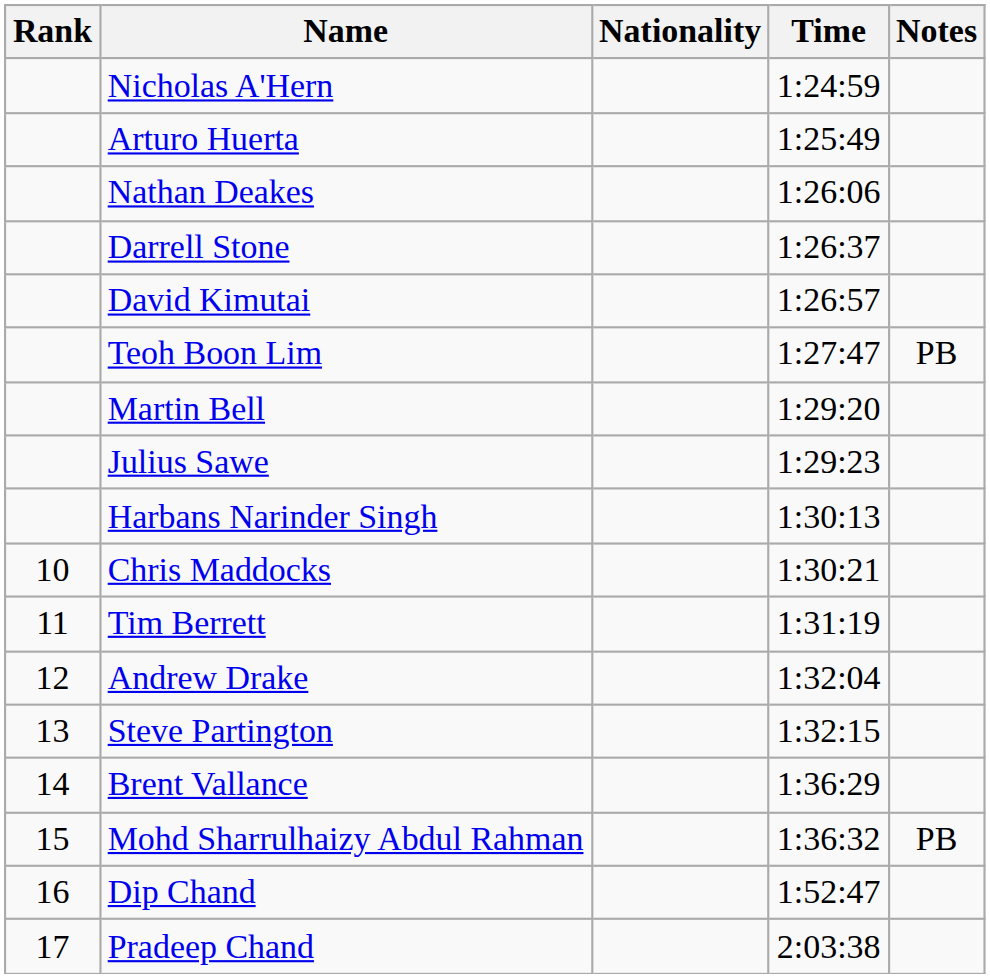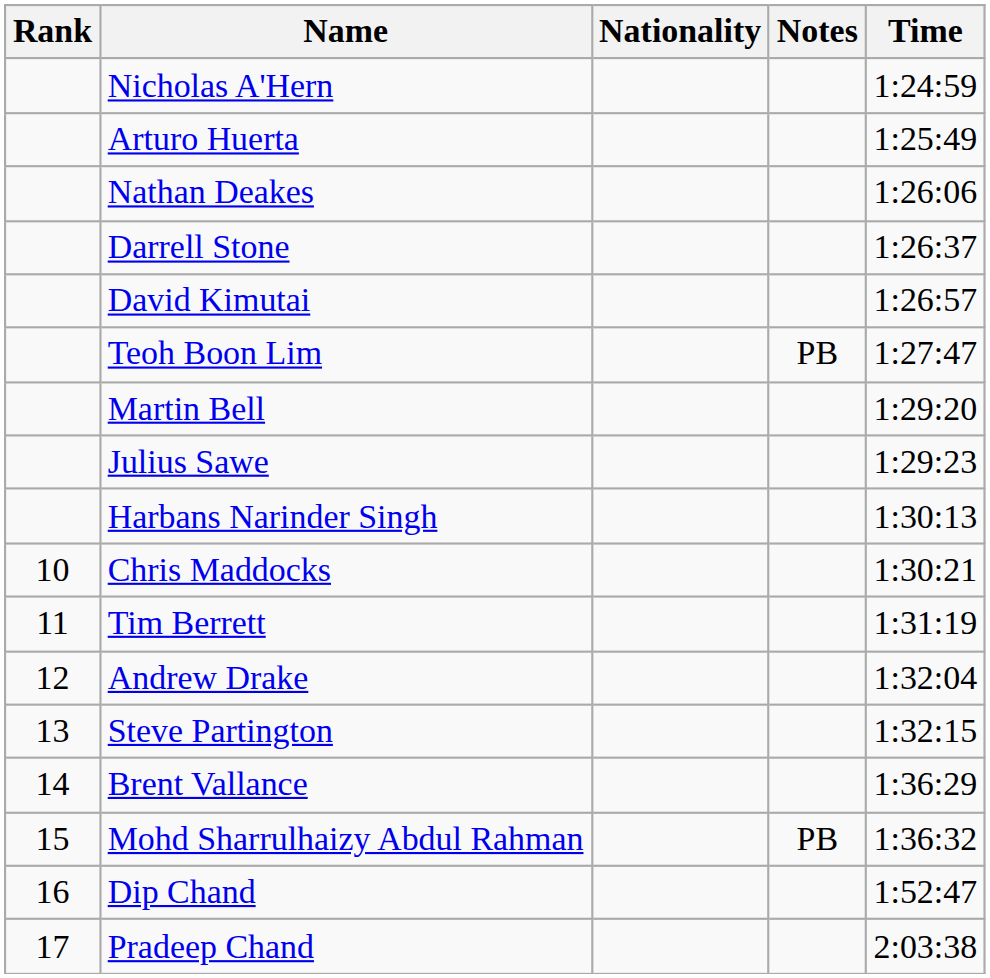columns swapped: (829, 31) <-> (937, 31)
